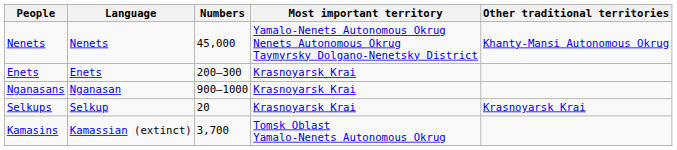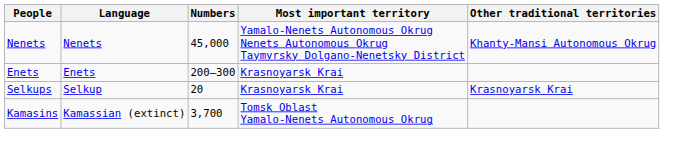- row: (36, 90)
